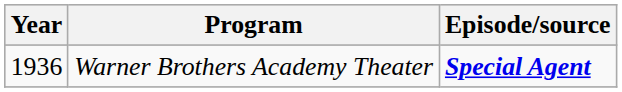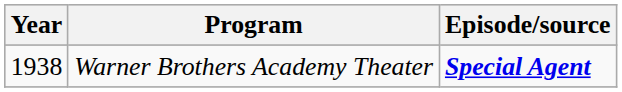(37, 65) 1936 -> (37, 65) 1938
